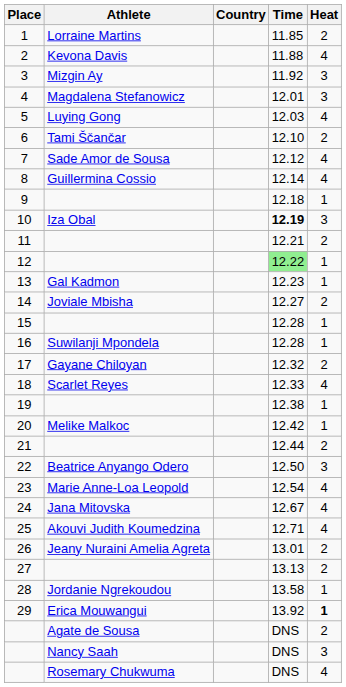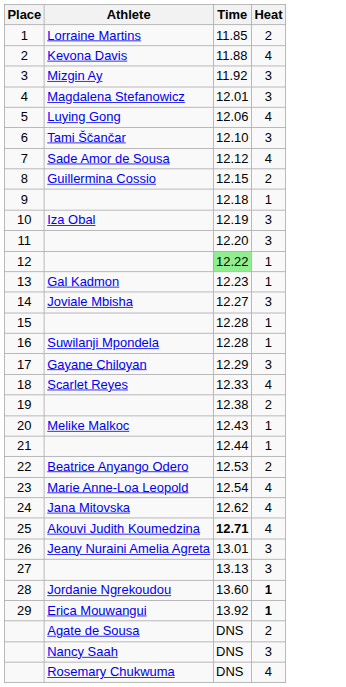- column: (241, 14)
(288, 117) 12.03 -> (232, 117) 12.06
(324, 138) 2 -> (268, 138) 3
(288, 179) 12.14 -> (232, 179) 12.15
(324, 179) 4 -> (268, 179) 2
(288, 220) bold -> (232, 220) normal
(288, 240) 12.21 -> (232, 240) 12.20
(324, 240) 2 -> (268, 240) 3
(324, 302) 2 -> (268, 302) 3
(288, 364) 12.32 -> (232, 364) 12.29
(324, 364) 2 -> (268, 364) 3
(324, 405) 1 -> (268, 405) 2
(288, 425) 12.42 -> (232, 425) 12.43
(324, 446) 2 -> (268, 446) 1
(288, 466) 12.50 -> (232, 466) 12.53
(324, 466) 3 -> (268, 466) 2
(288, 508) 12.67 -> (232, 508) 12.62
(288, 528) normal -> (232, 528) bold
(324, 549) 2 -> (268, 549) 3
(324, 569) 2 -> (268, 569) 3
(288, 590) 13.58 -> (232, 590) 13.60
(324, 590) normal -> (268, 590) bold
